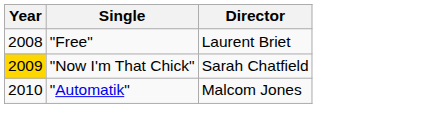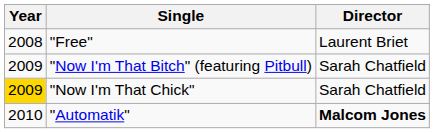+ row: (181, 66)
(252, 90) normal -> (373, 115) bold
